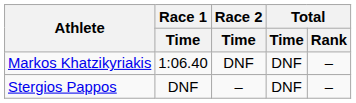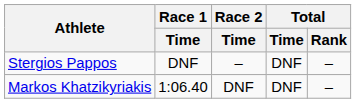rows swapped: (62, 87) <-> (80, 63)
